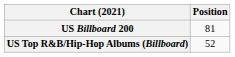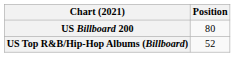(210, 28) 81 -> (210, 28) 80
